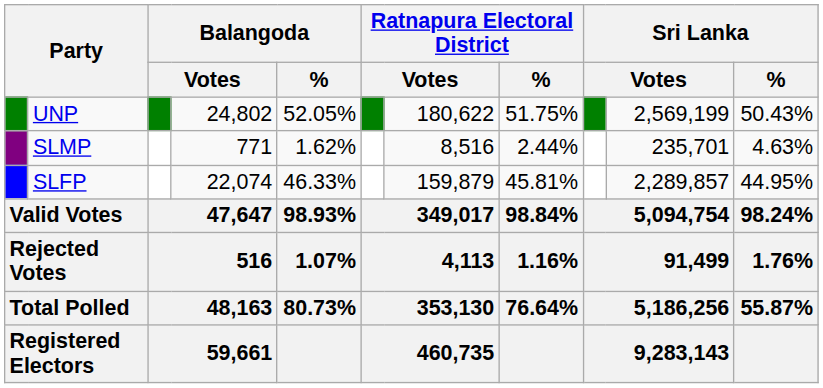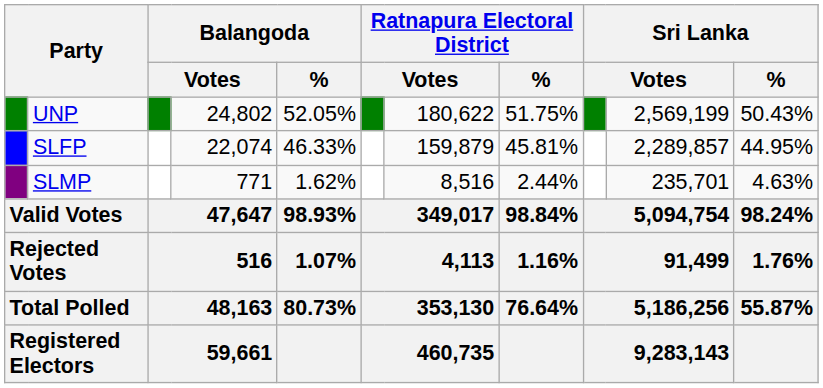rows swapped: (60, 181) <-> (62, 147)
